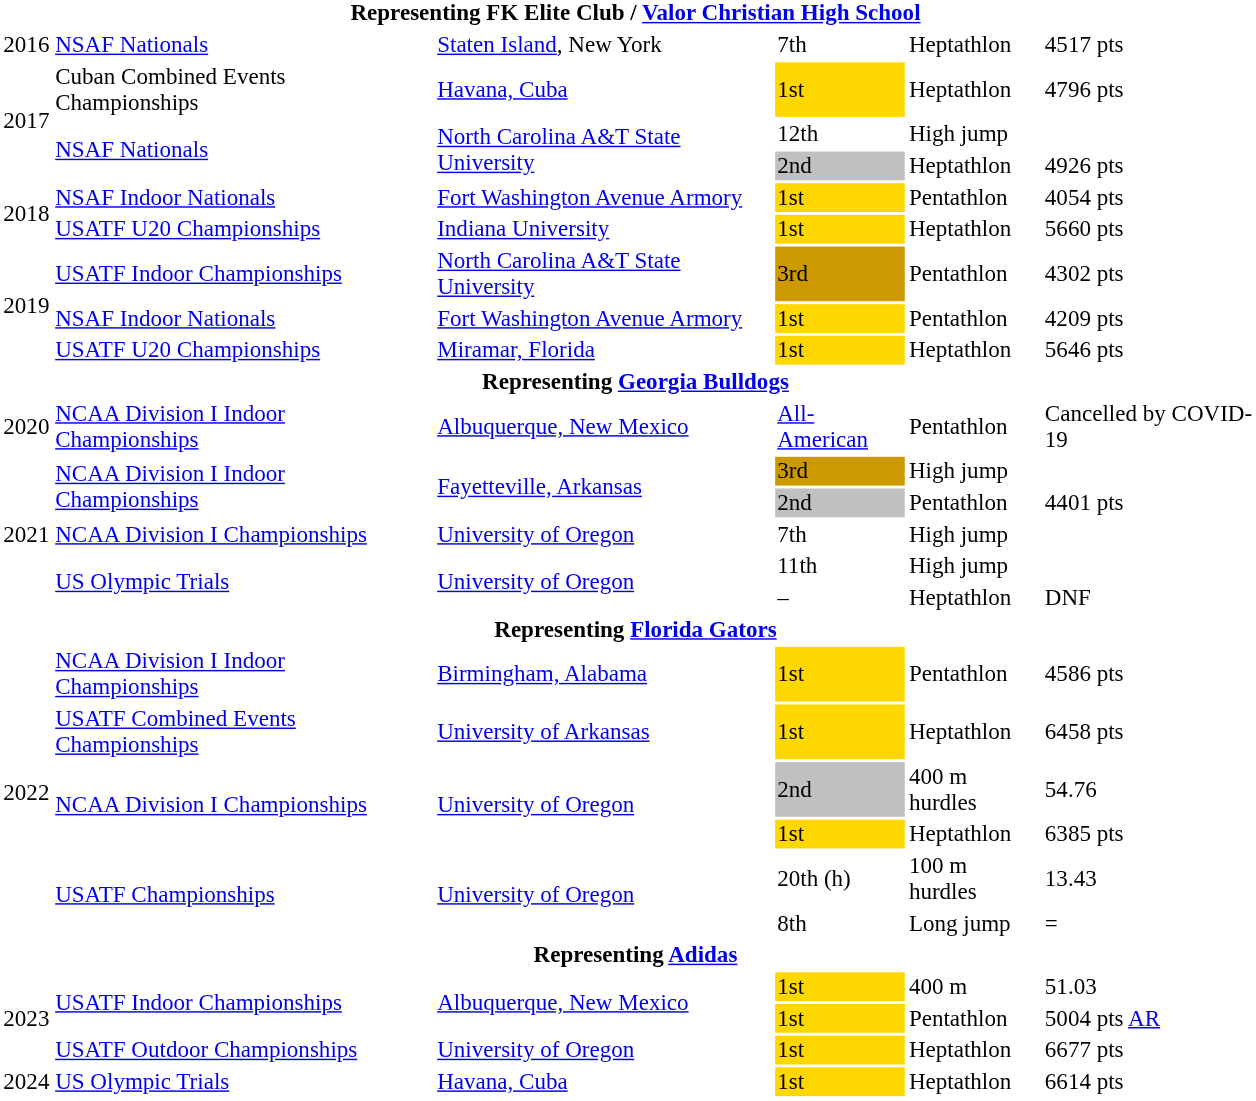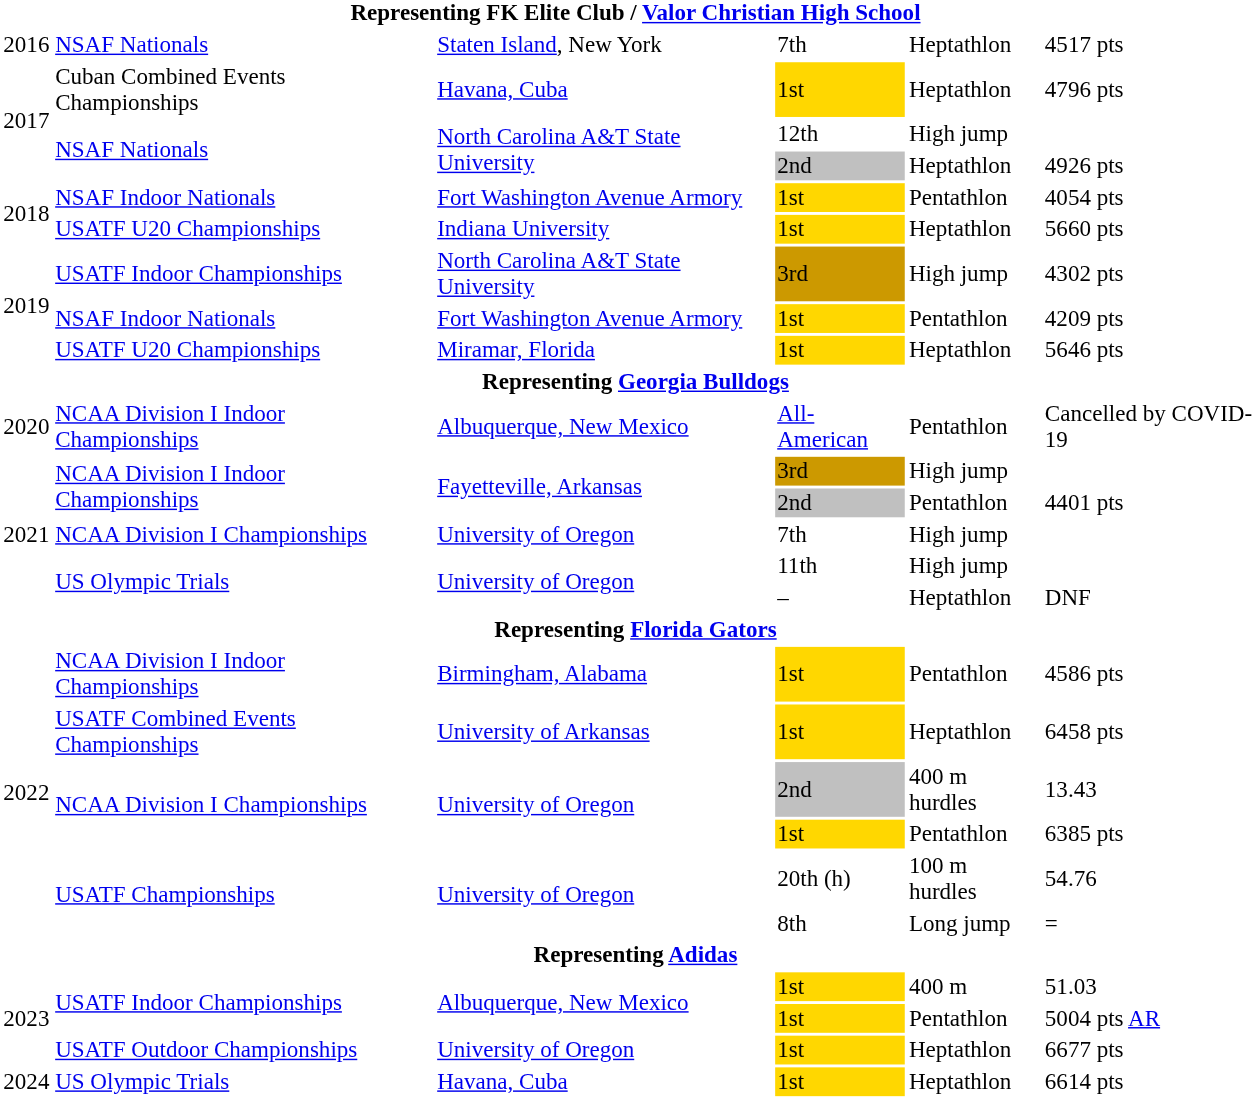(958, 273) Pentathlon -> (958, 273) High jump
(1071, 789) 54.76 -> (1071, 789) 13.43
(960, 833) Heptathlon -> (958, 833) Pentathlon
(1071, 878) 13.43 -> (1071, 878) 54.76
